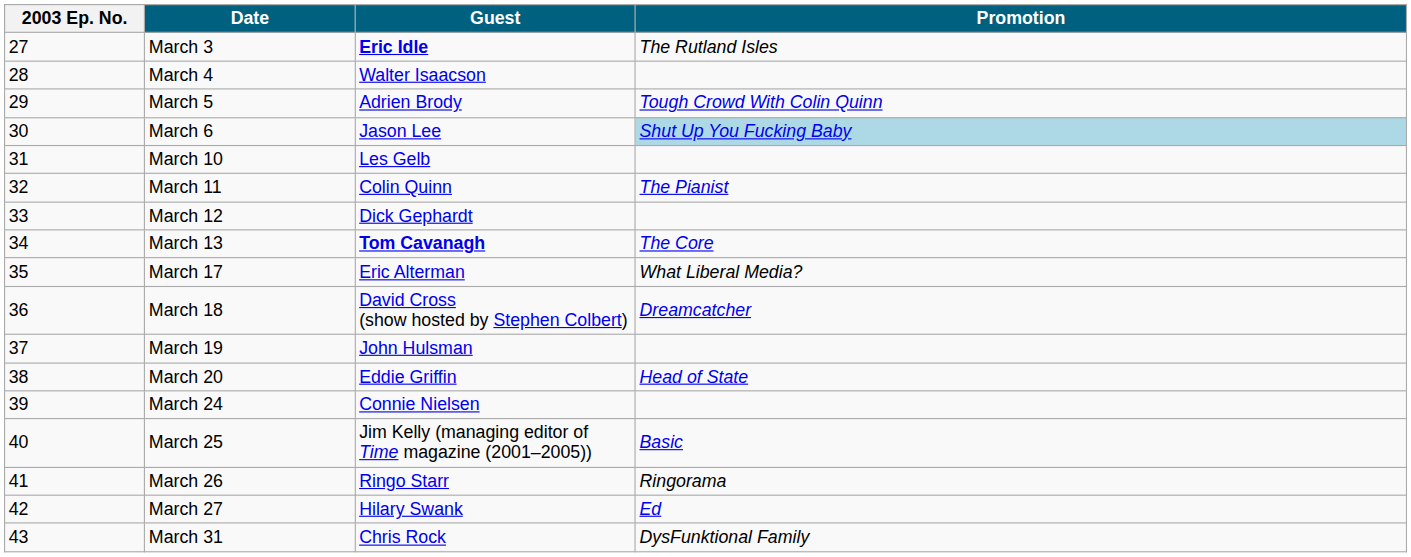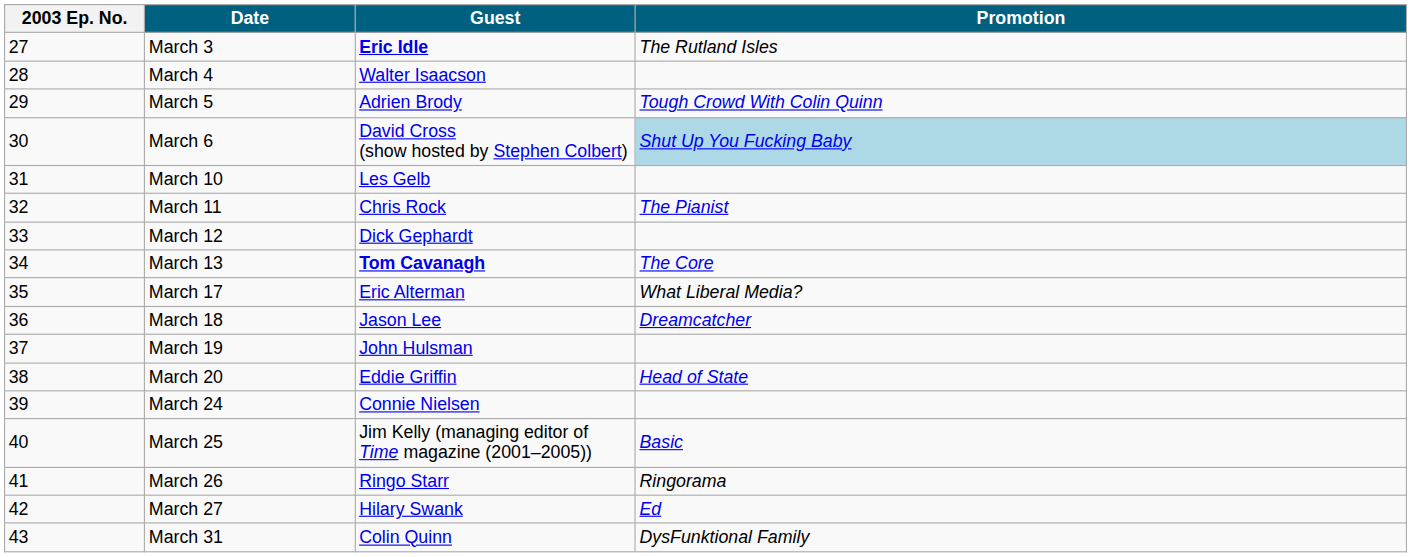(400, 131) Jason Lee -> (493, 141) David Cross (show hosted by Stephen Colbert)
(406, 187) Colin Quinn -> (403, 207) Chris Rock
(493, 310) David Cross (show hosted by Stephen Colbert) -> (400, 320) Jason Lee
(403, 537) Chris Rock -> (406, 537) Colin Quinn
